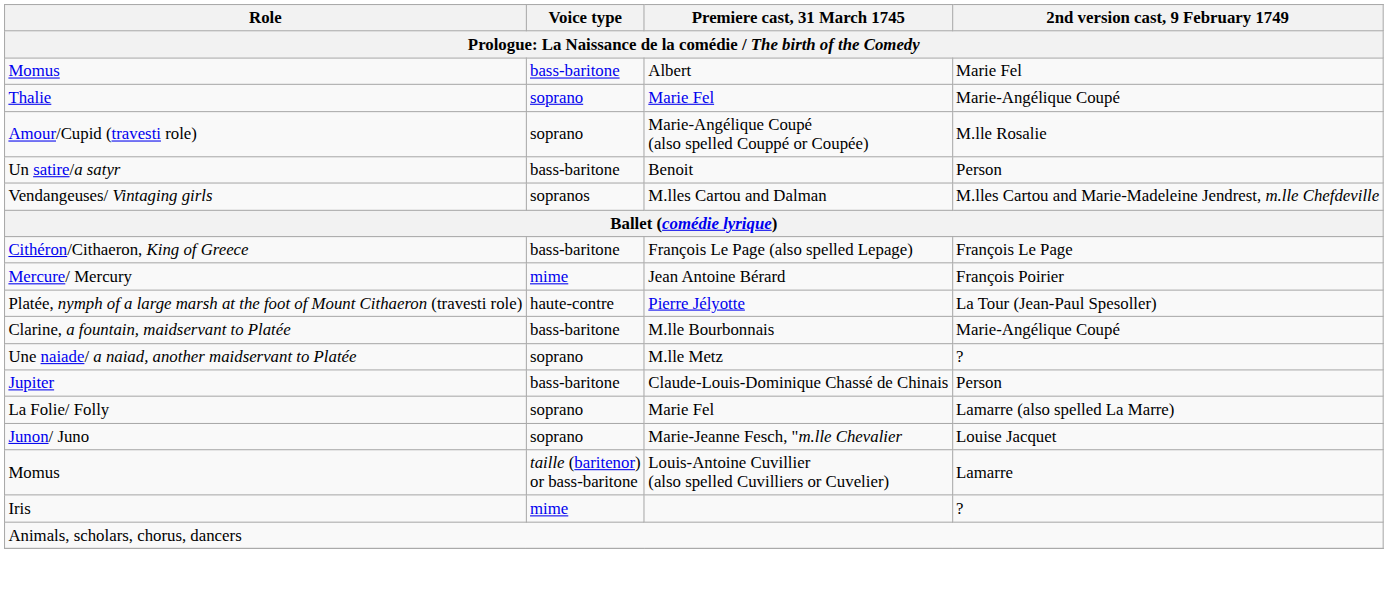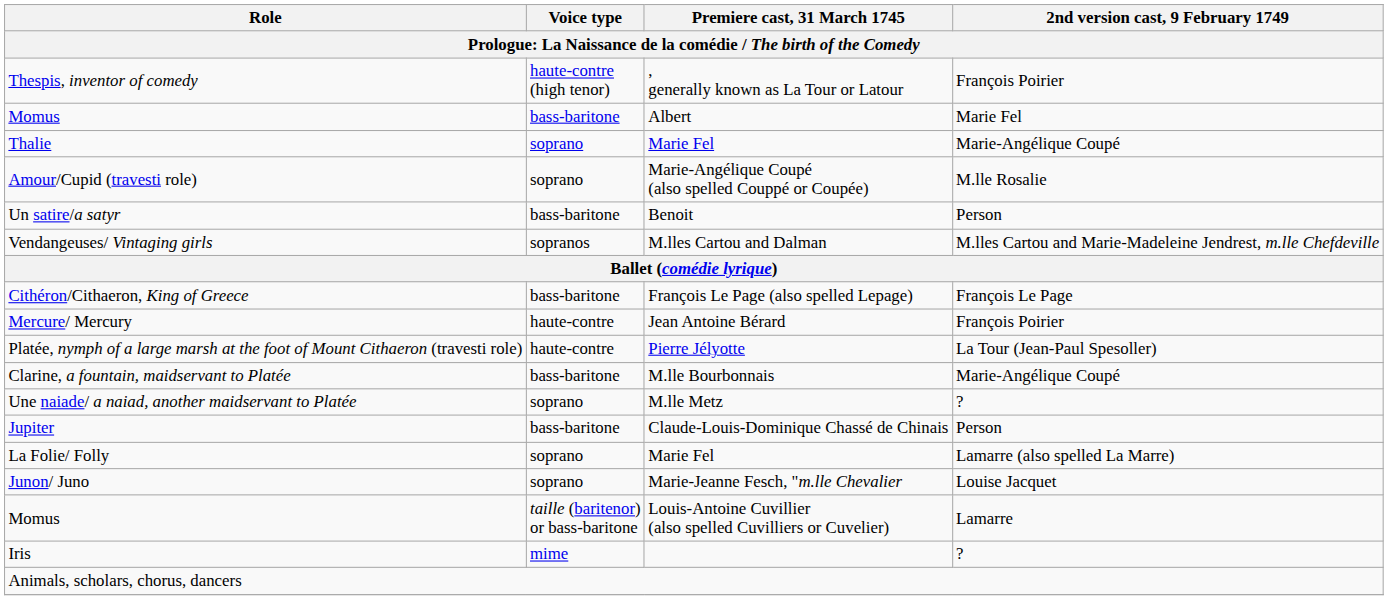+ row: (103, 80)
(549, 276) mime -> (572, 322) haute-contre
